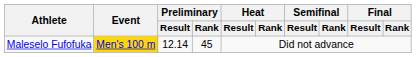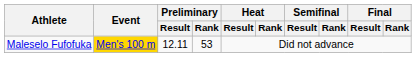(175, 45) 12.14 -> (175, 45) 12.11
(207, 45) 45 -> (207, 45) 53
